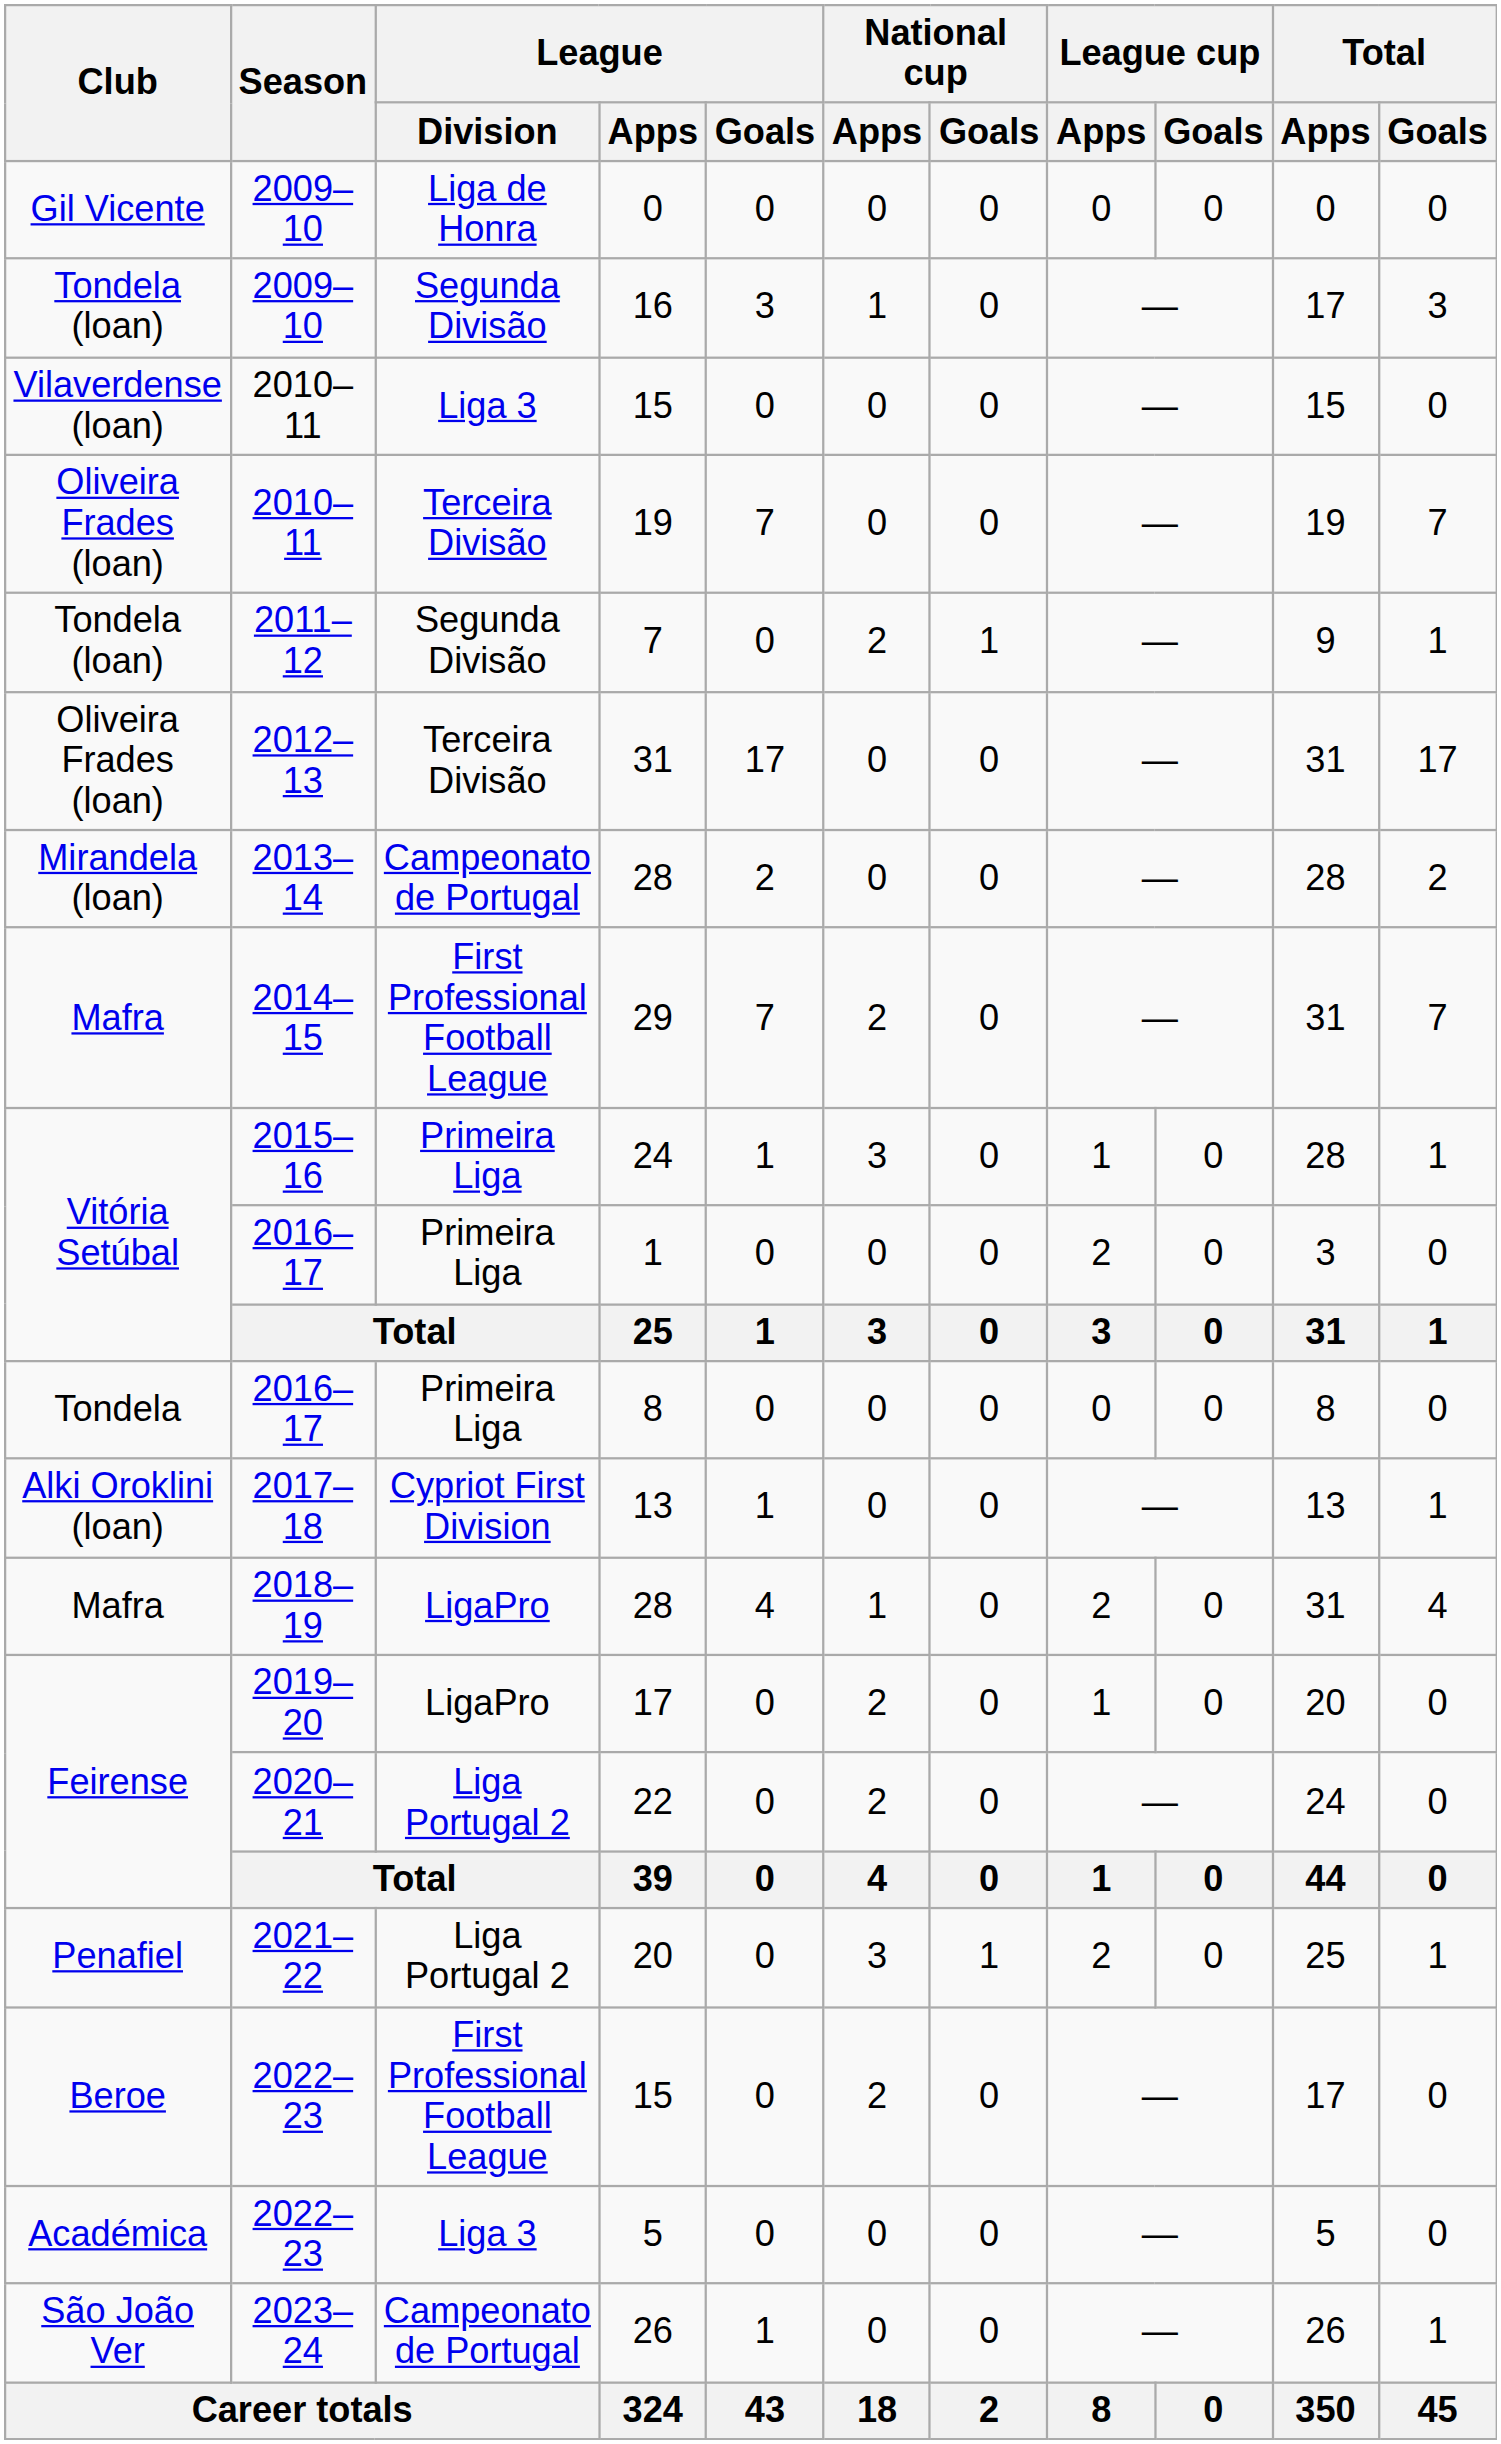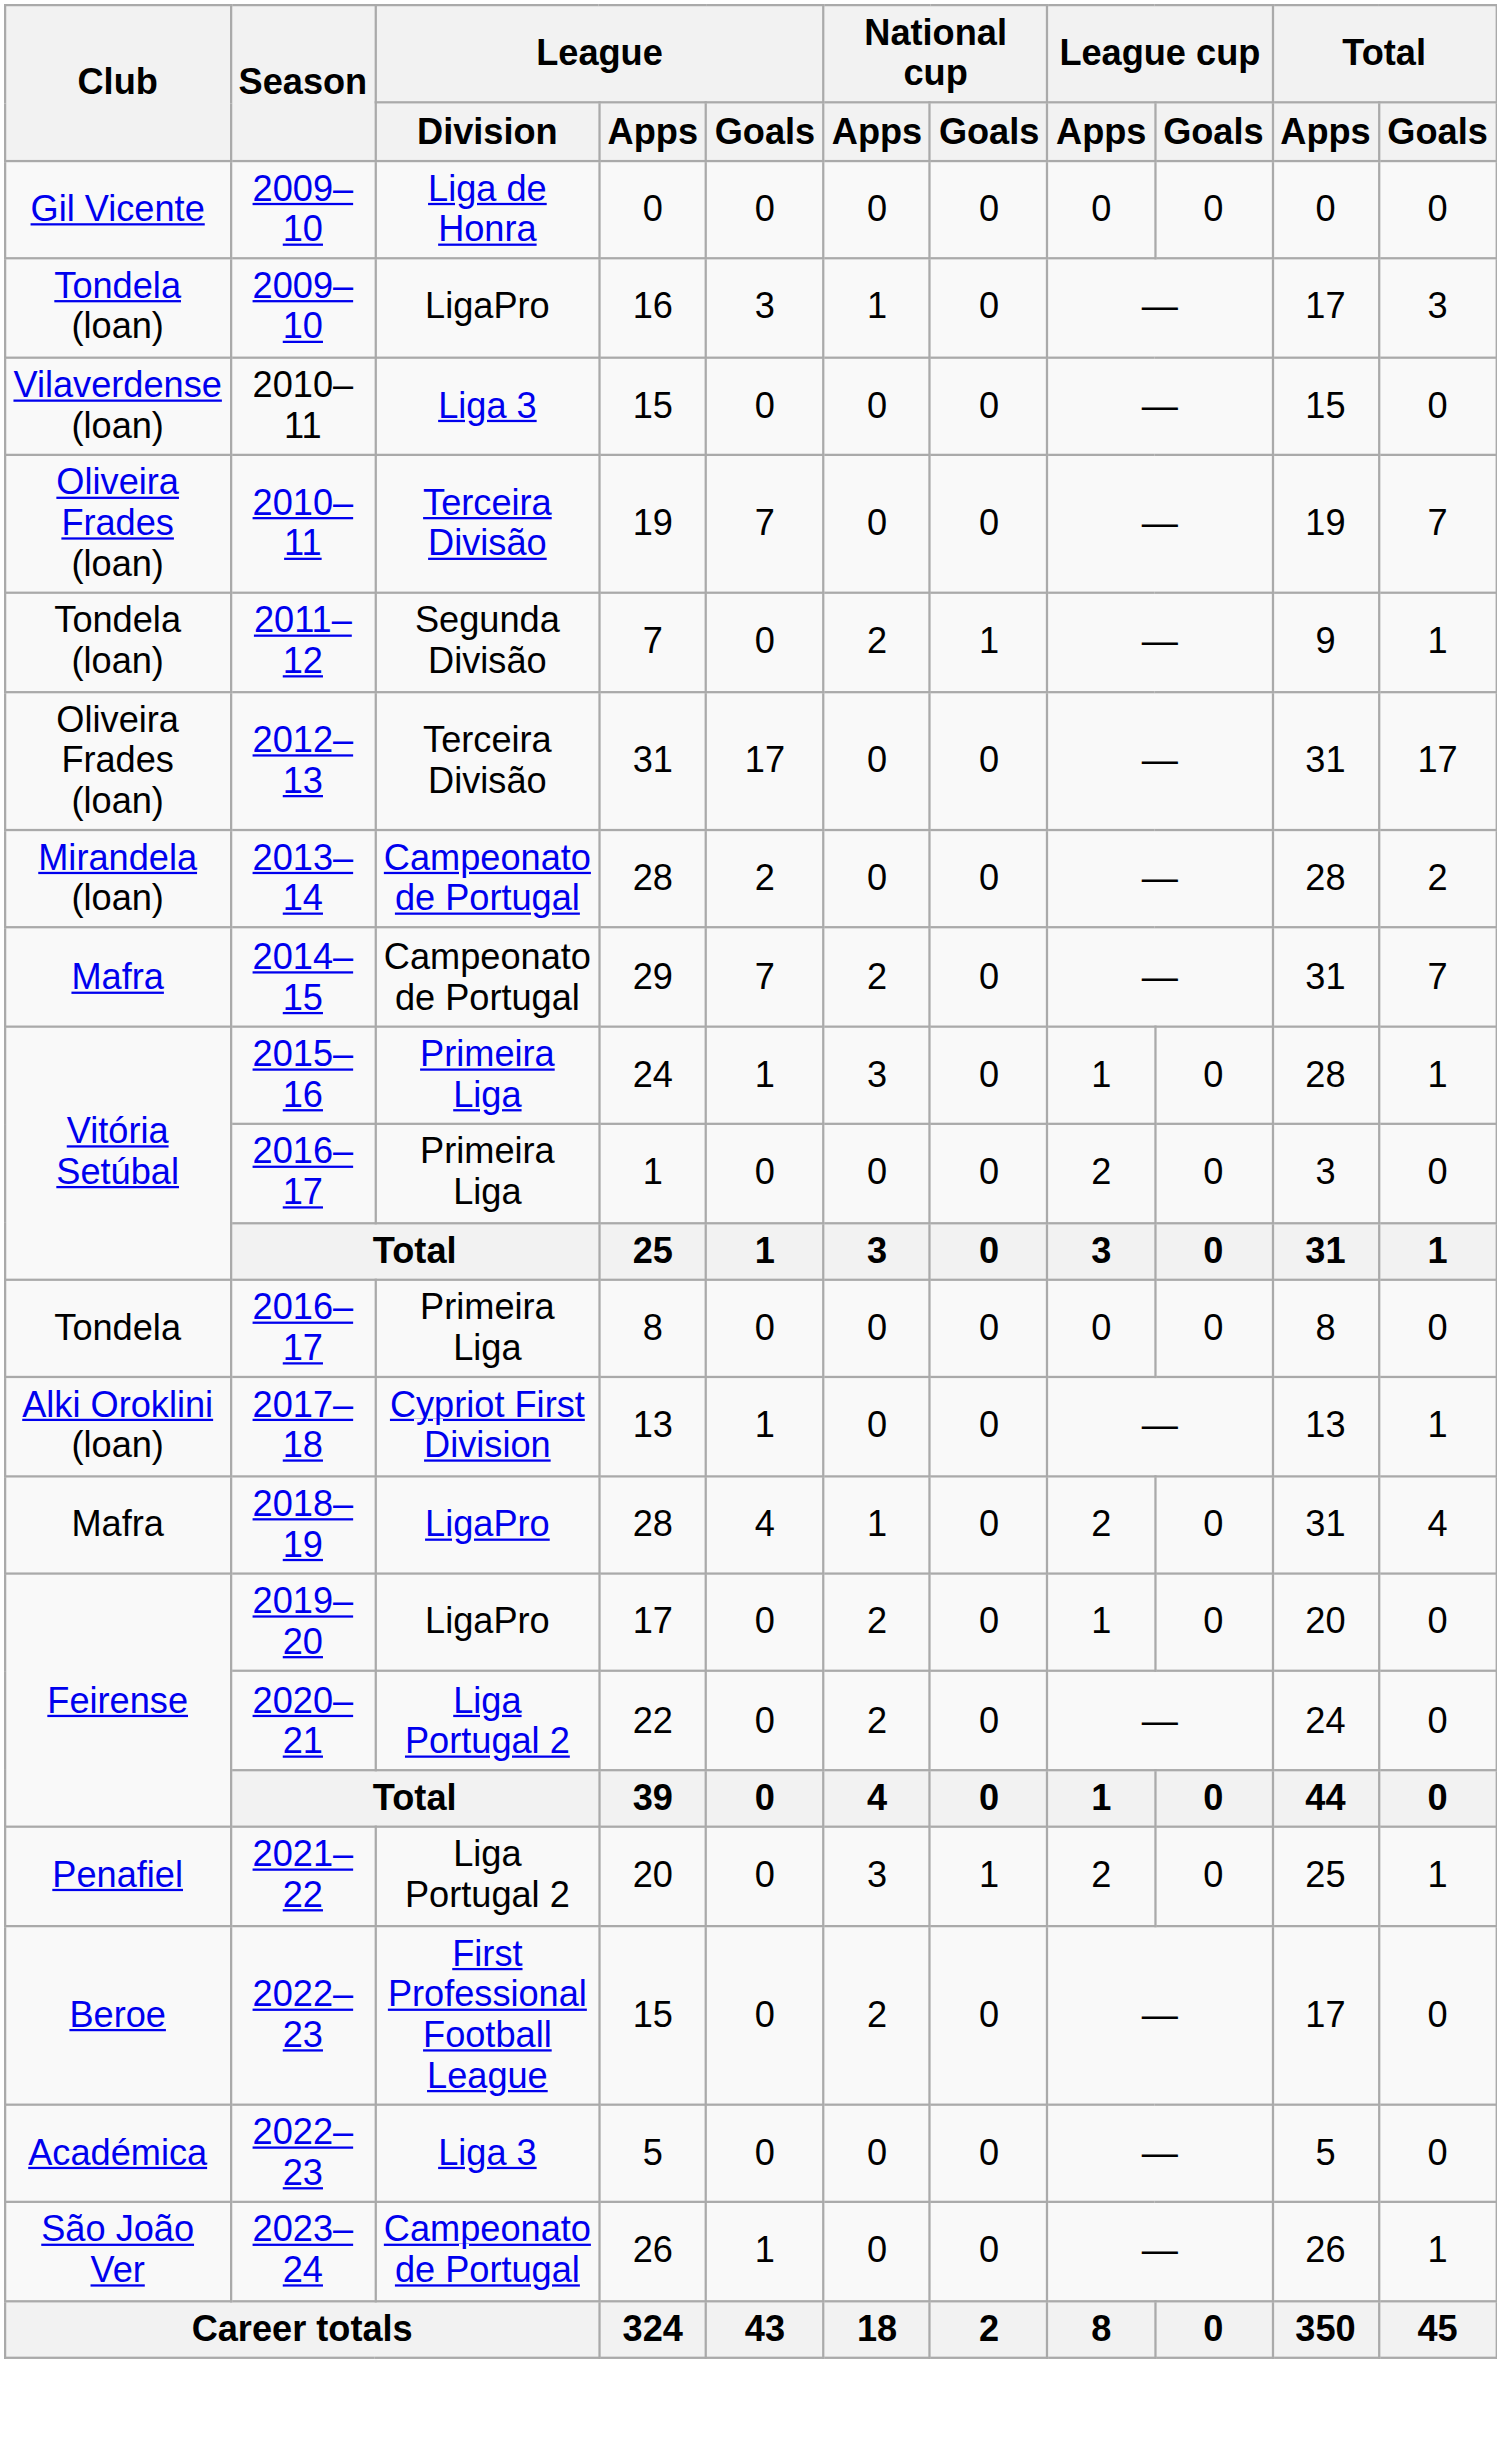(487, 306) Segunda Divisão -> (487, 306) LigaPro
(487, 1017) First Professional Football League -> (487, 976) Campeonato de Portugal
